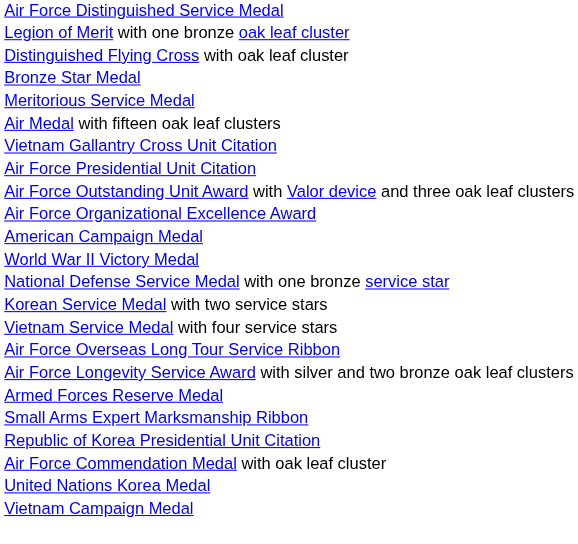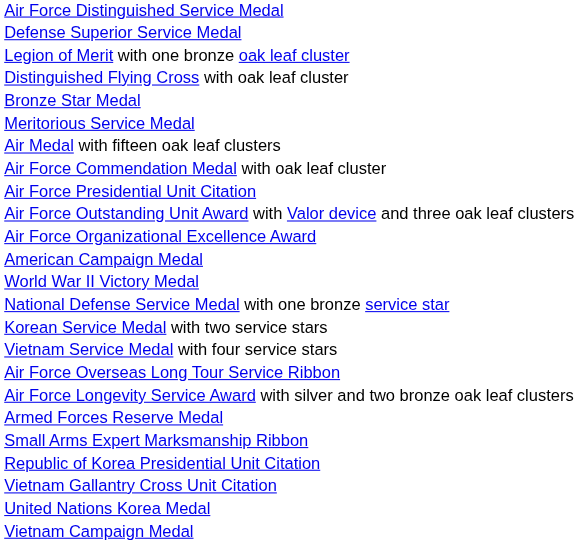+ row: (123, 33)
rows swapped: (195, 463) <-> (141, 146)
